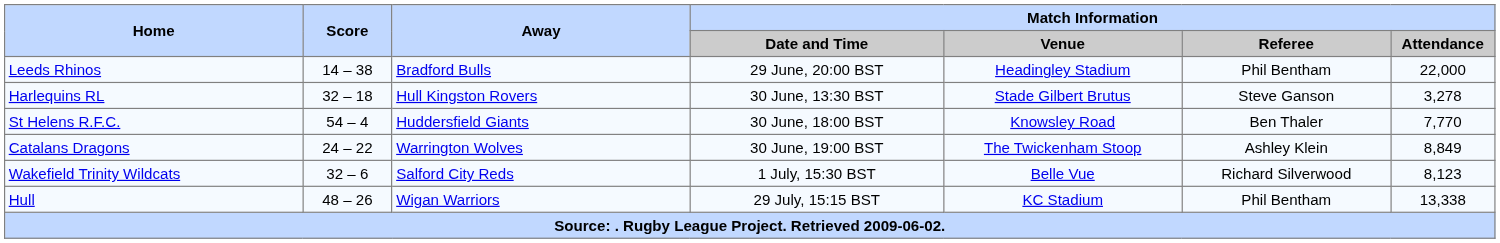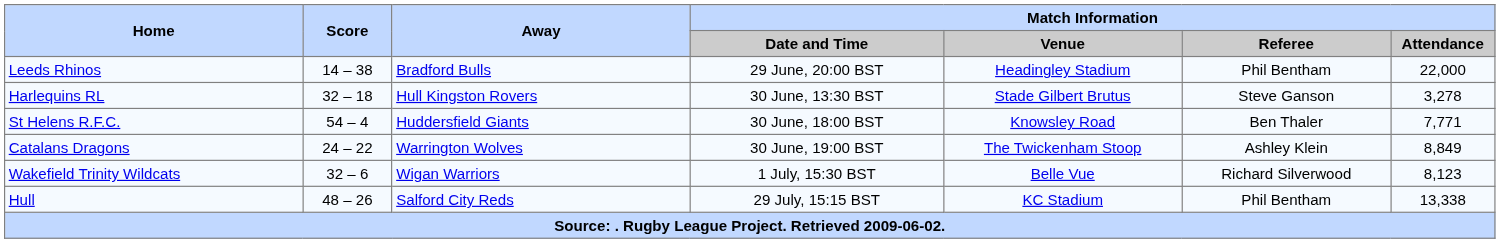(1443, 121) 7,770 -> (1443, 121) 7,771
(455, 173) Salford City Reds -> (448, 173) Wigan Warriors
(448, 199) Wigan Warriors -> (455, 199) Salford City Reds
